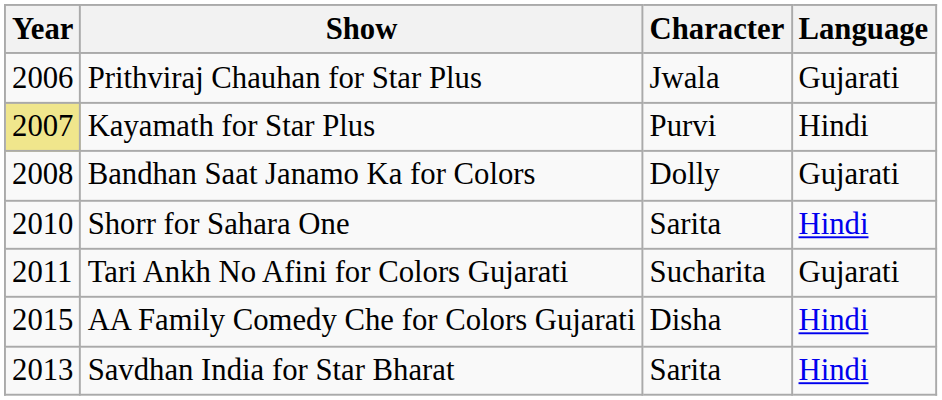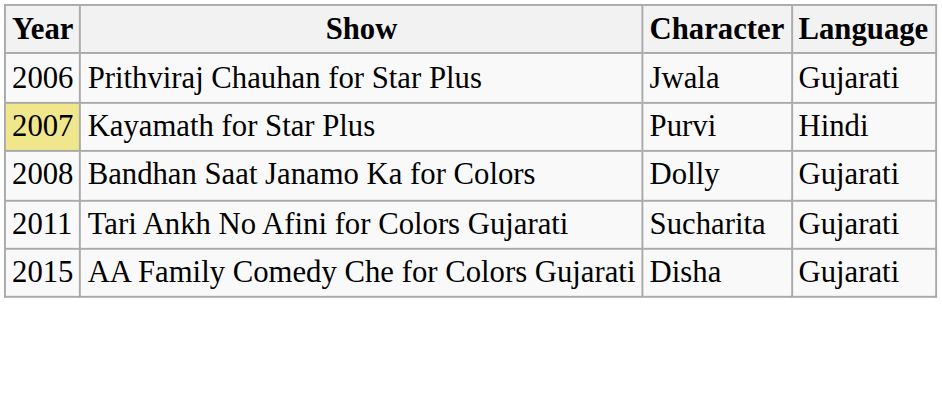- row: (219, 223)
(834, 321) Hindi -> (849, 272) Gujarati
- row: (271, 369)
